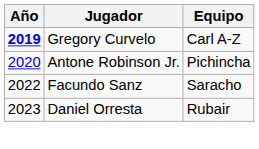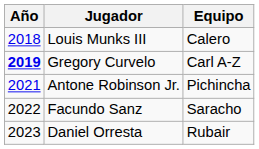+ row: (97, 39)
(24, 62) 2020 -> (24, 86) 2021
